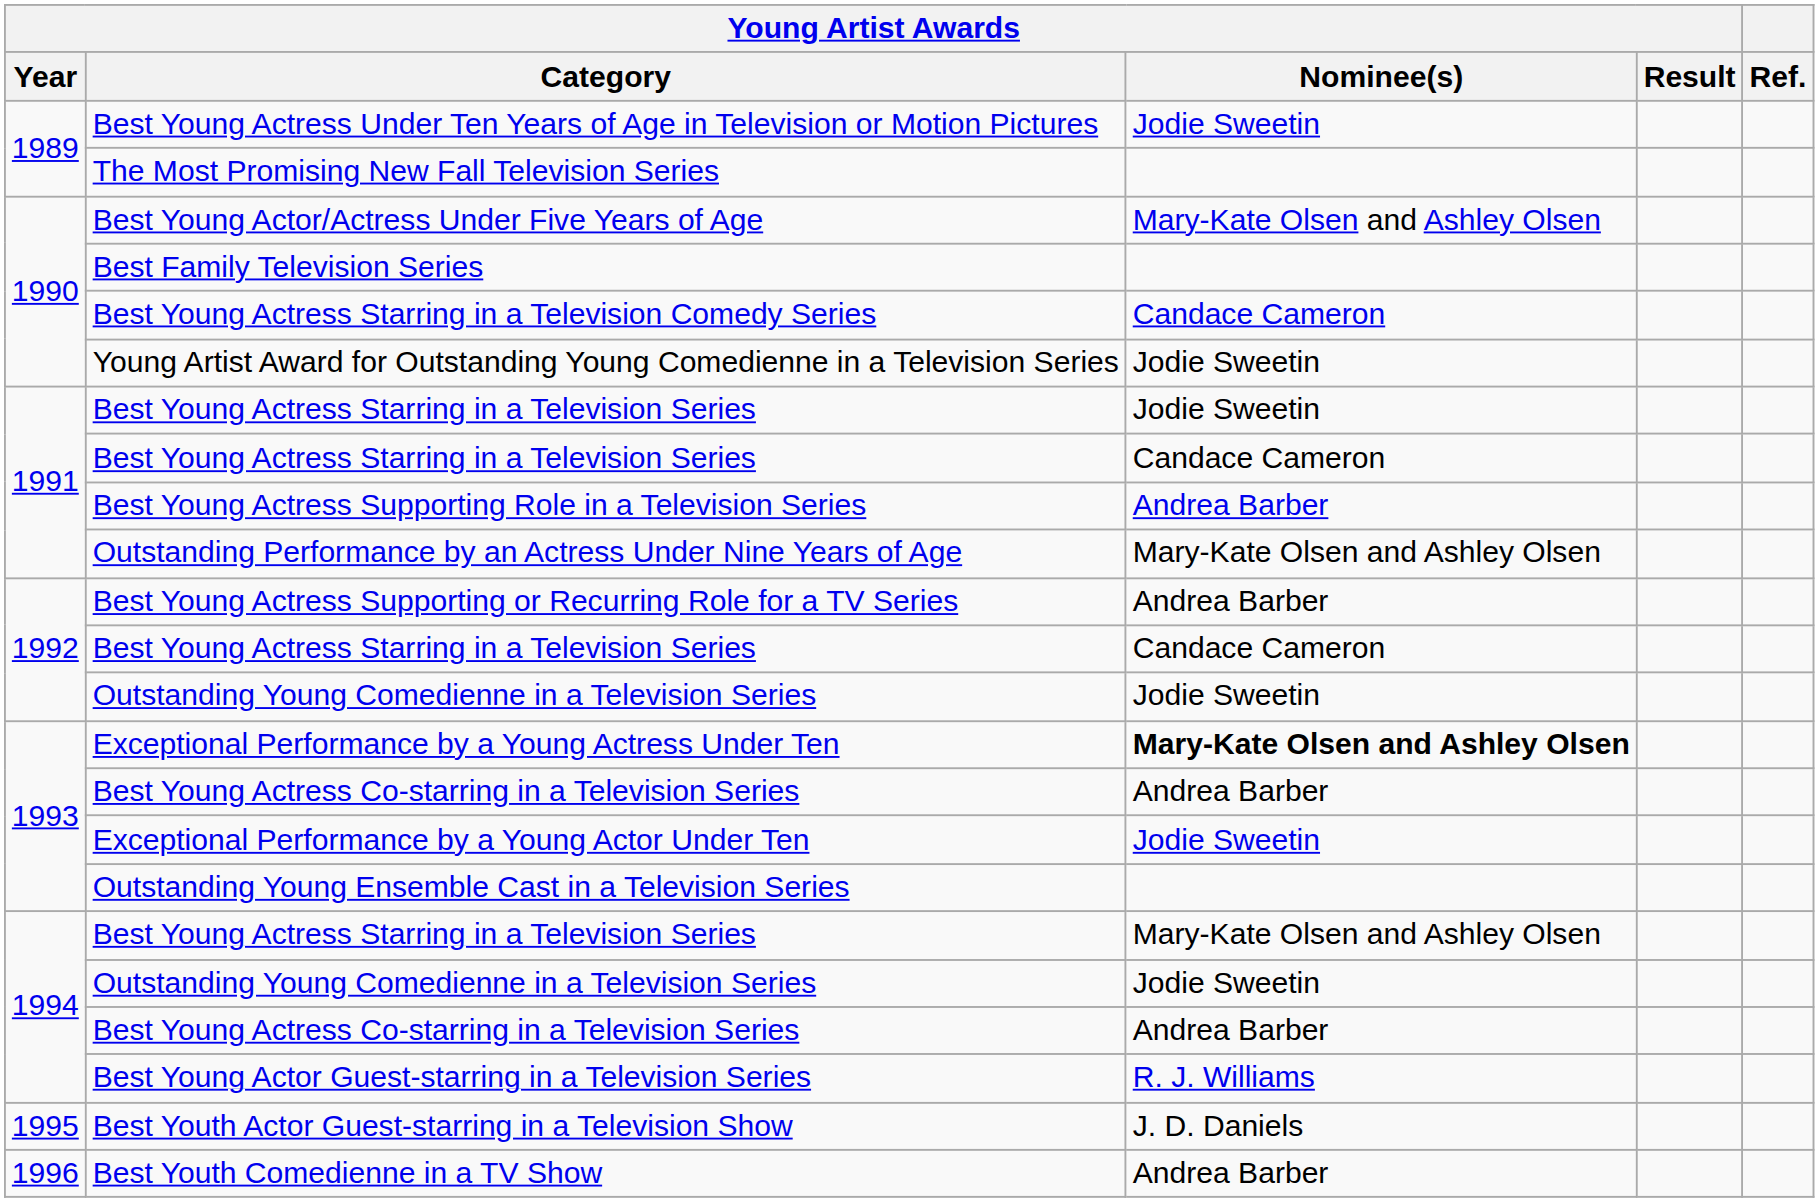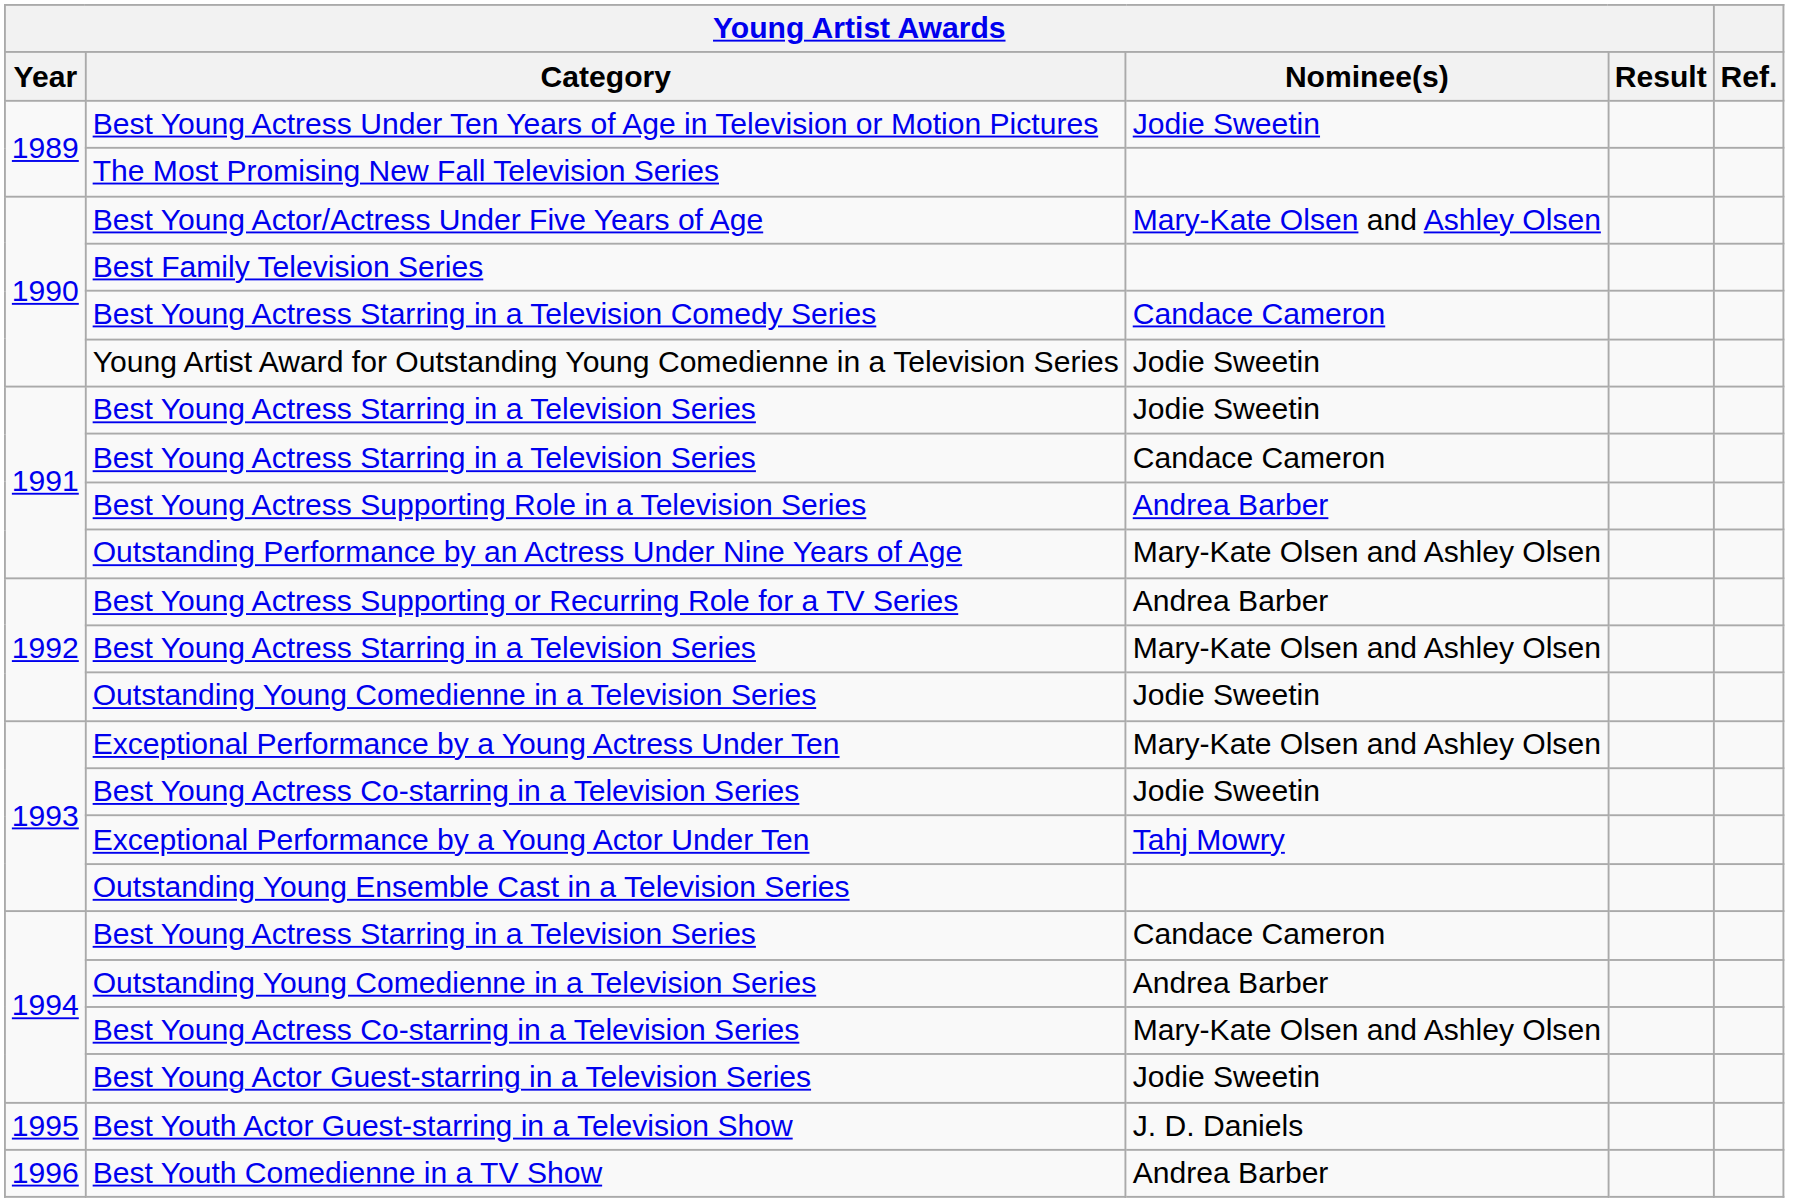(1259, 648) Candace Cameron -> (1367, 648) Mary-Kate Olsen and Ashley Olsen
(1381, 743) bold -> (1367, 743) normal
(1231, 791) Andrea Barber -> (1226, 791) Jodie Sweetin
(1226, 839) Jodie Sweetin -> (1209, 839) Tahj Mowry
(1367, 934) Mary-Kate Olsen and Ashley Olsen -> (1259, 934) Candace Cameron
(1226, 982) Jodie Sweetin -> (1231, 982) Andrea Barber
(1231, 1030) Andrea Barber -> (1367, 1030) Mary-Kate Olsen and Ashley Olsen
(1224, 1077) R. J. Williams -> (1226, 1077) Jodie Sweetin
